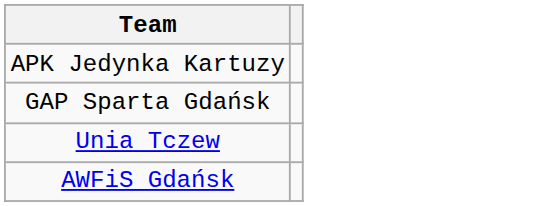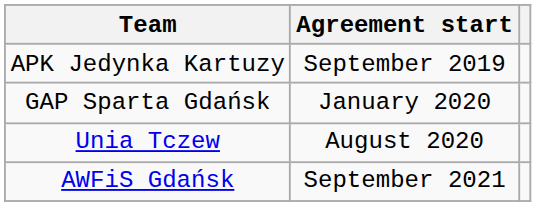+ column: (405, 25)
